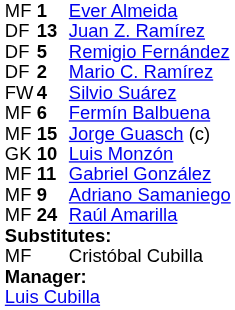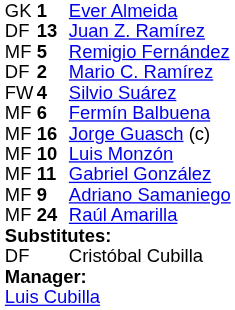(18, 10) MF -> (18, 10) GK
(17, 51) DF -> (18, 51) MF
(47, 133) 15 -> (47, 133) 16
(18, 154) GK -> (18, 154) MF
(18, 256) MF -> (17, 256) DF
